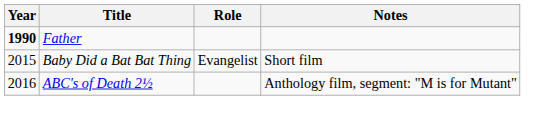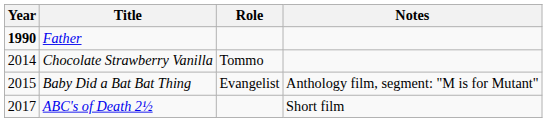+ row: (128, 60)
(293, 60) Short film -> (412, 83) Anthology film, segment: "M is for Mutant"
(22, 83) 2016 -> (22, 106) 2017
(391, 83) Anthology film, segment: "M is for Mutant" -> (315, 106) Short film
